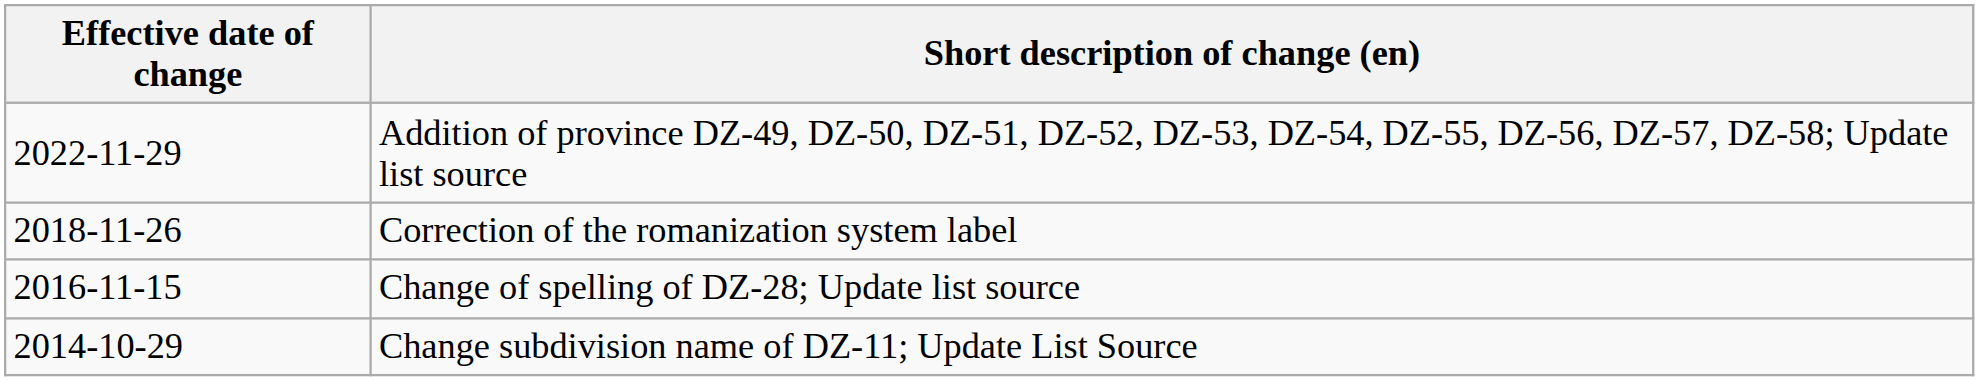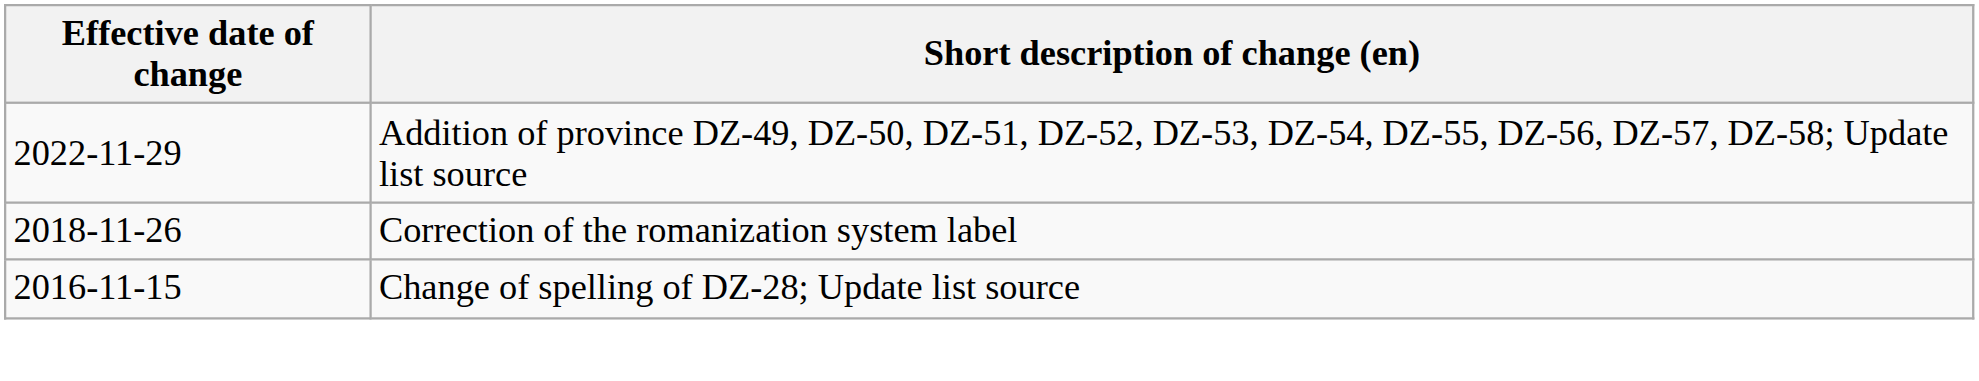- row: (788, 345)
